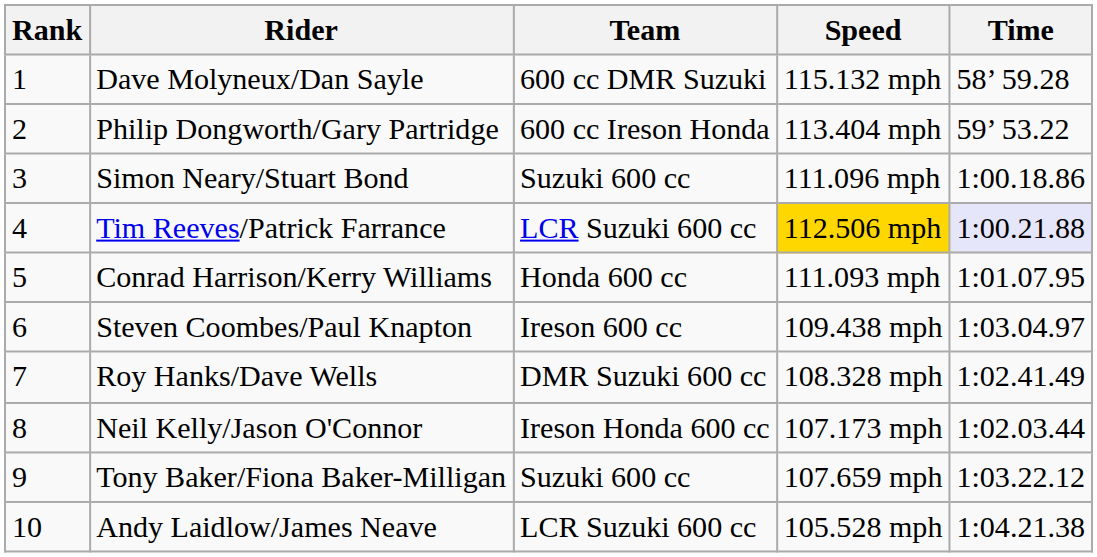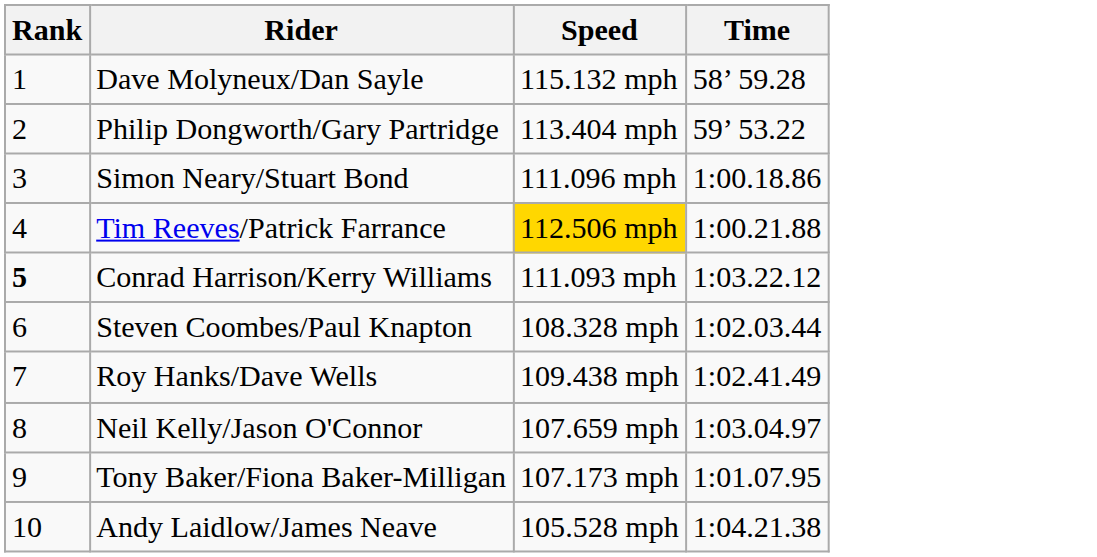- column: (645, 29)
(1021, 227) lavender background -> (757, 227) no background
(19, 277) normal -> (19, 277) bold
(1021, 277) 1:01.07.95 -> (757, 277) 1:03.22.12
(863, 327) 109.438 mph -> (599, 327) 108.328 mph
(1021, 327) 1:03.04.97 -> (757, 327) 1:02.03.44
(863, 376) 108.328 mph -> (599, 376) 109.438 mph
(863, 426) 107.173 mph -> (599, 426) 107.659 mph
(1021, 426) 1:02.03.44 -> (757, 426) 1:03.04.97
(863, 476) 107.659 mph -> (599, 476) 107.173 mph
(1021, 476) 1:03.22.12 -> (757, 476) 1:01.07.95
